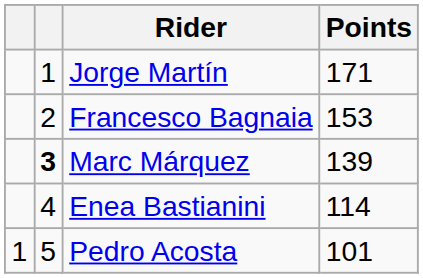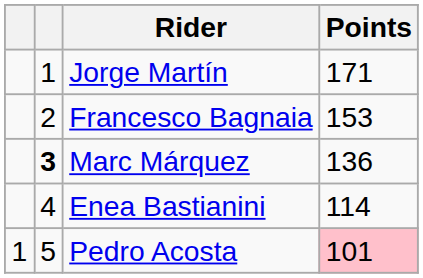(349, 162) 139 -> (349, 162) 136
(349, 251) no background -> (349, 251) pink background
